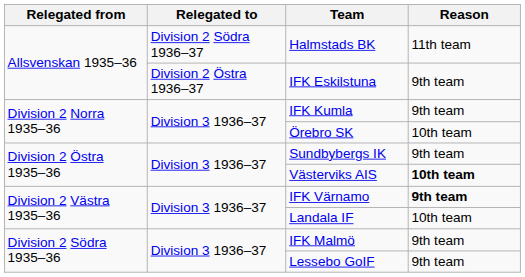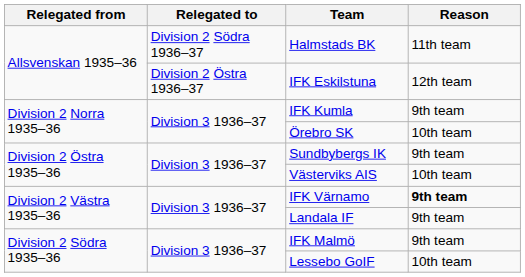(438, 81) 9th team -> (442, 81) 12th team
(443, 175) bold -> (442, 175) normal
(442, 218) 10th team -> (438, 218) 9th team
(438, 261) 9th team -> (442, 261) 10th team
